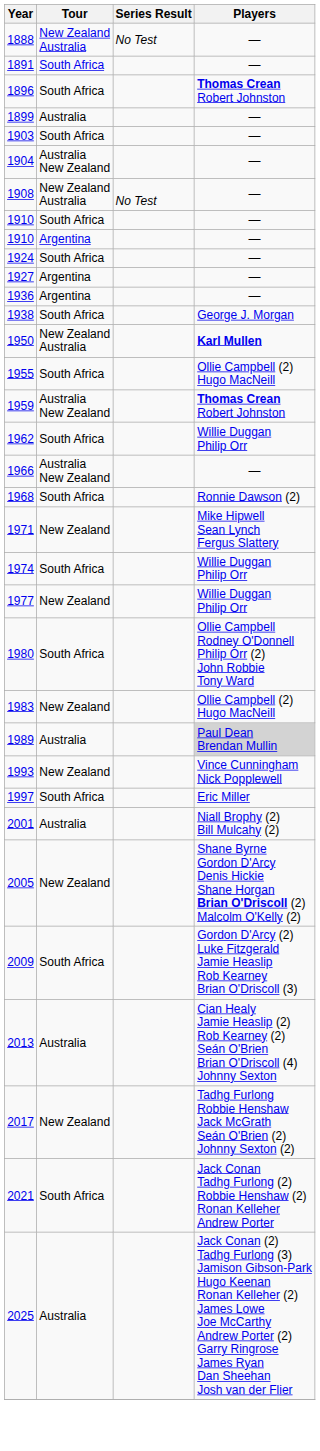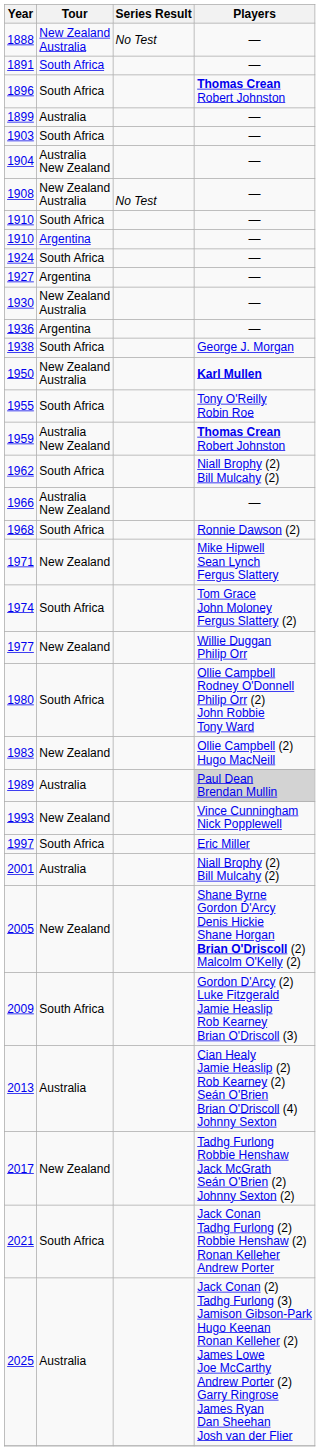+ row: (20, 303)
(245, 373) Ollie Campbell (2) Hugo MacNeill -> (232, 406) Tony O'Reilly Robin Roe
(234, 438) Willie Duggan Philip Orr -> (239, 471) Niall Brophy (2) Bill Mulcahy (2)
(234, 568) Willie Duggan Philip Orr -> (247, 608) Tom Grace John Moloney Fergus Slattery (2)
